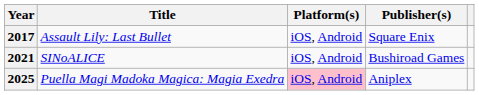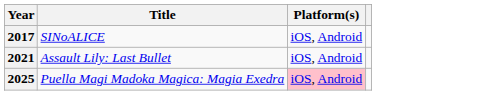- column: (416, 15)
(106, 36) Assault Lily: Last Bullet -> (73, 36) SINoALICE
(73, 57) SINoALICE -> (106, 57) Assault Lily: Last Bullet
